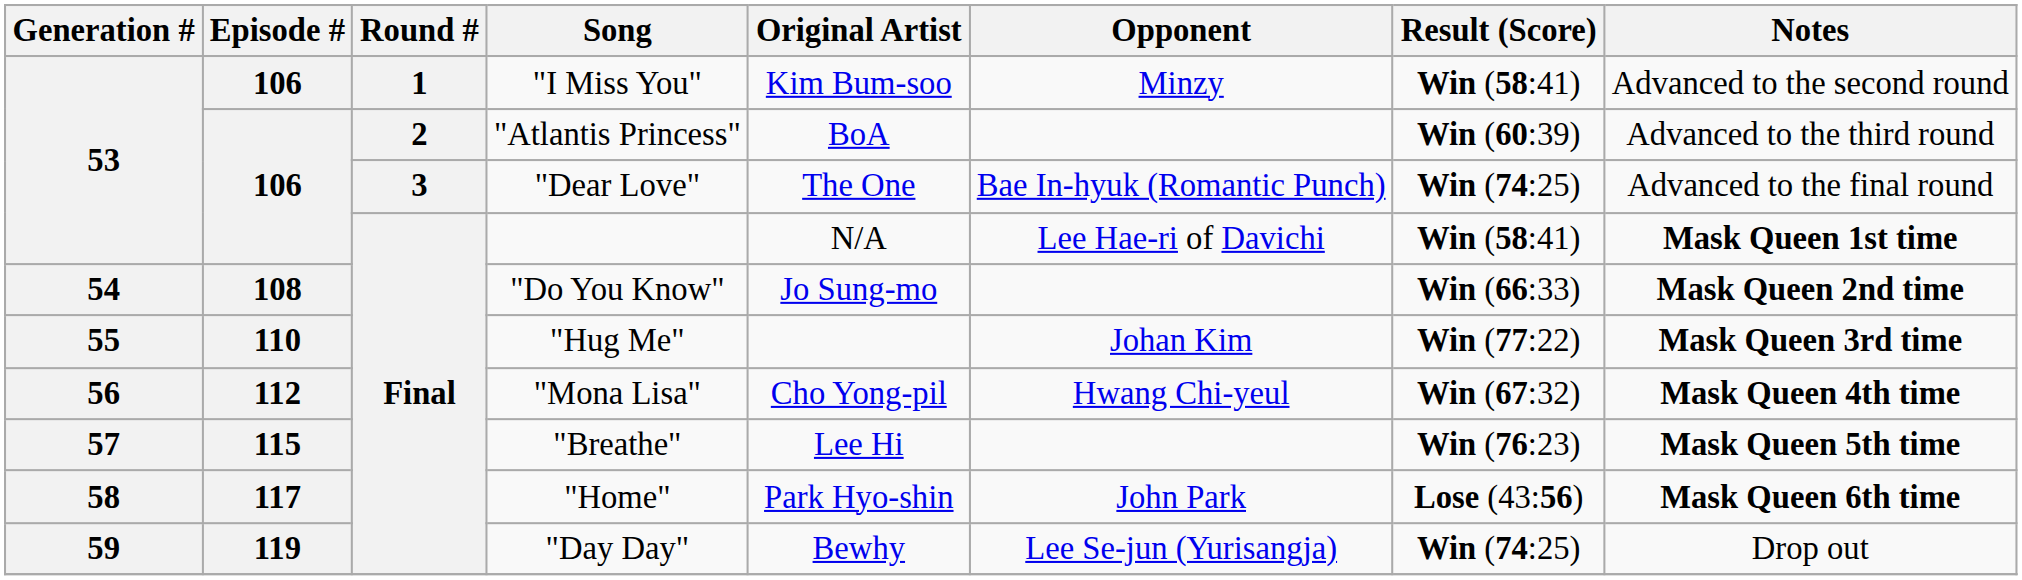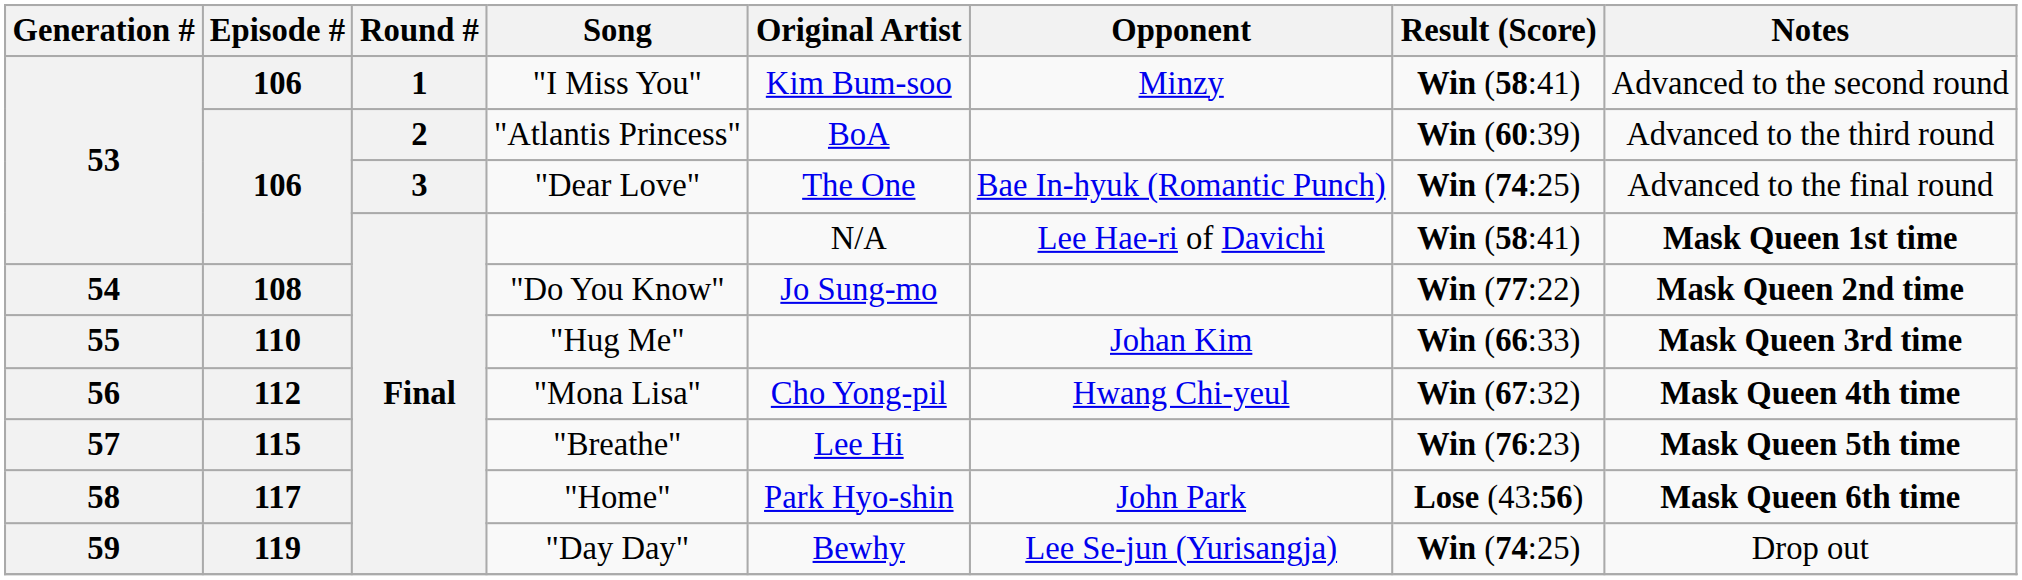(1499, 289) Win (66:33) -> (1499, 289) Win (77:22)
(1499, 340) Win (77:22) -> (1499, 340) Win (66:33)
